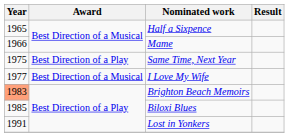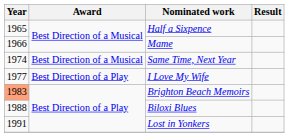(17, 60) 1975 -> (17, 60) 1974
(80, 60) Best Direction of a Play -> (87, 60) Best Direction of a Musical
(87, 76) Best Direction of a Musical -> (80, 76) Best Direction of a Play
(17, 108) 1985 -> (17, 108) 1988
